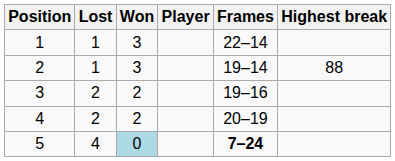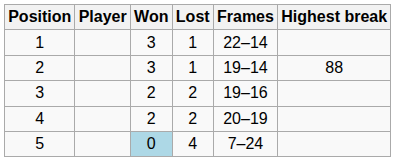columns swapped: (186, 17) <-> (96, 17)
(245, 144) bold -> (245, 144) normal
